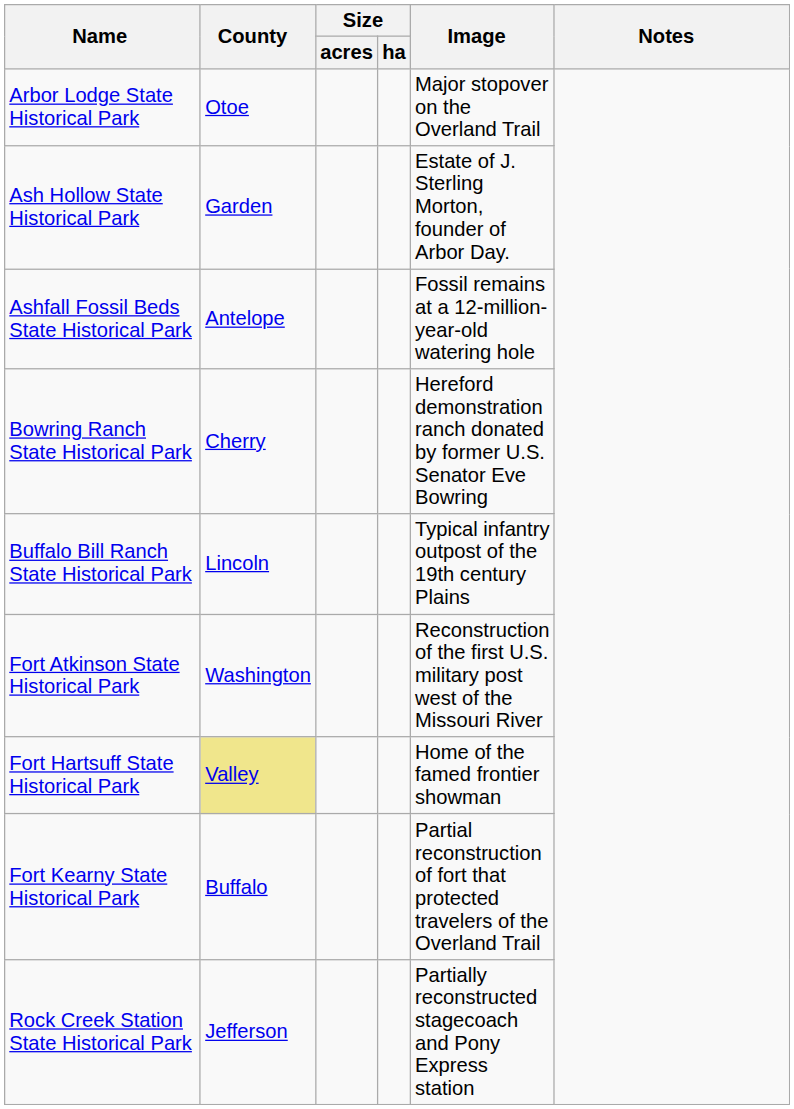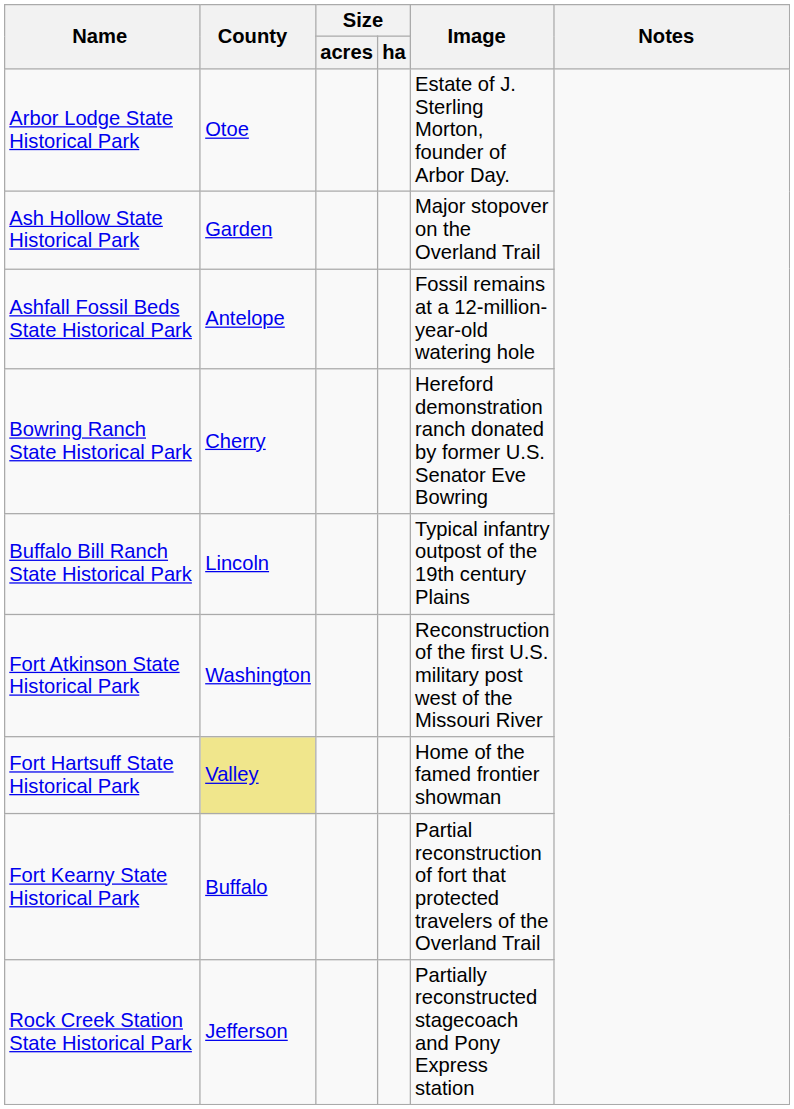(482, 107) Major stopover on the Overland Trail -> (465, 129) Estate of J. Sterling Morton, founder of Arbor Day.
(465, 207) Estate of J. Sterling Morton, founder of Arbor Day. -> (482, 229) Major stopover on the Overland Trail
